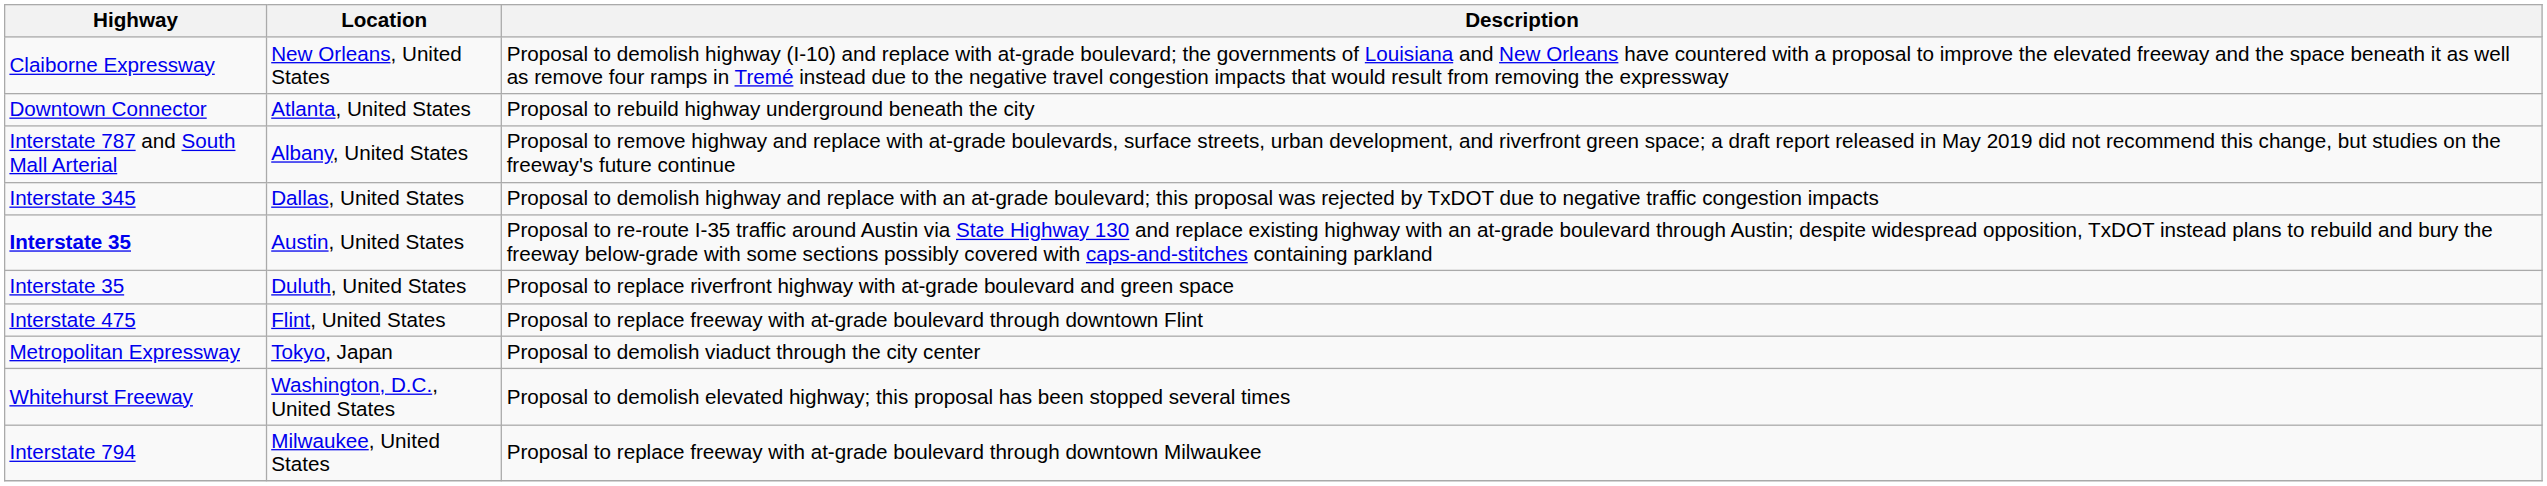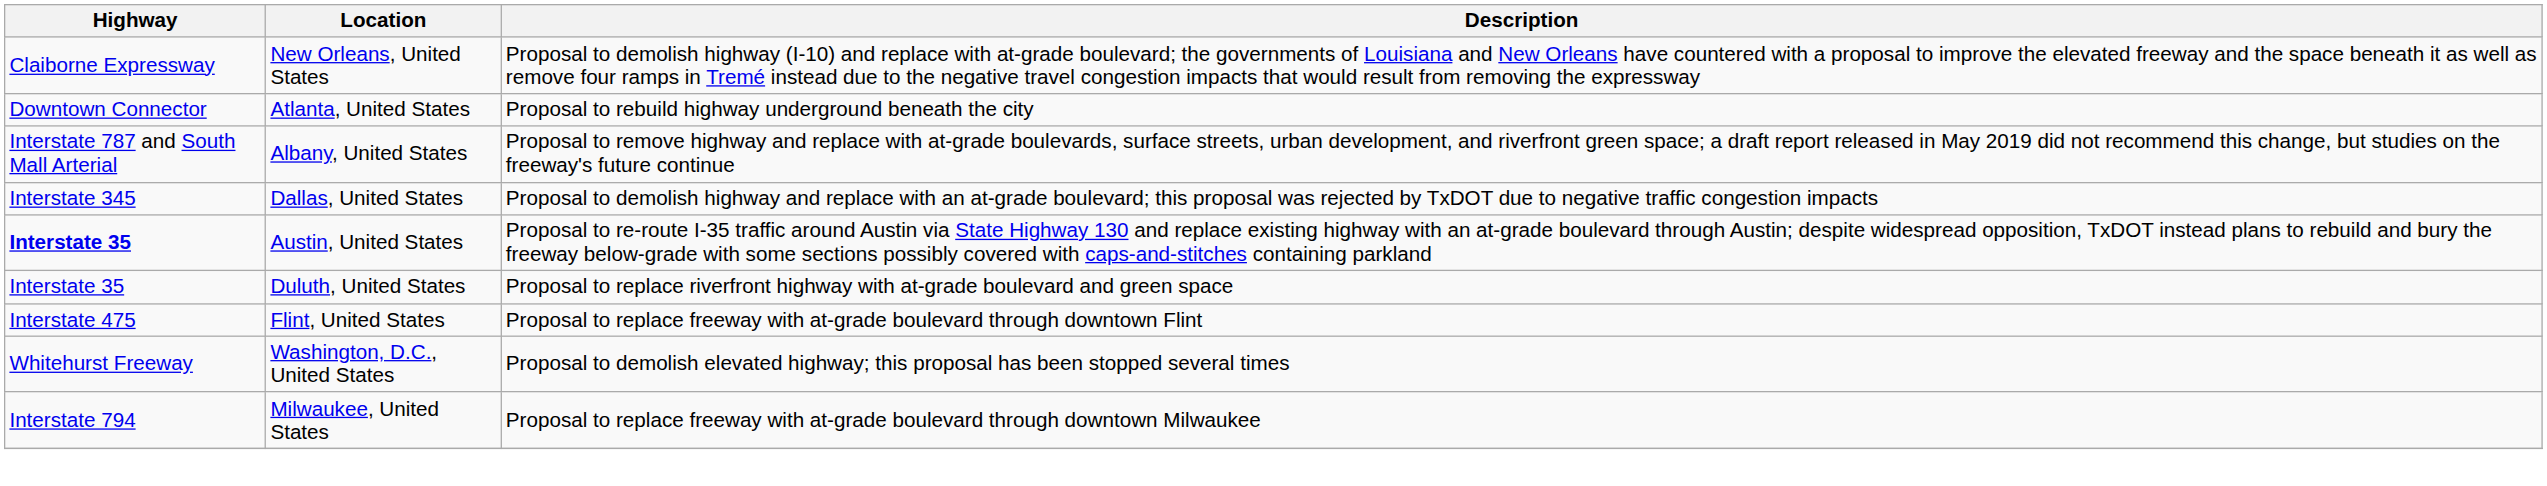- row: (332, 352)
